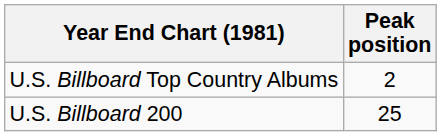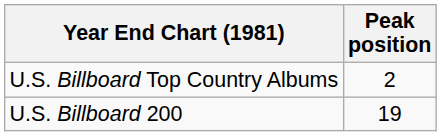(390, 113) 25 -> (390, 113) 19
